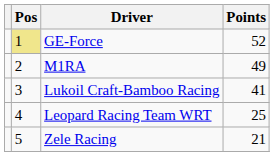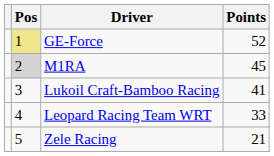(19, 66) no background -> (19, 66) lightgrey background
(259, 66) 49 -> (259, 66) 45
(259, 115) 25 -> (259, 115) 33
